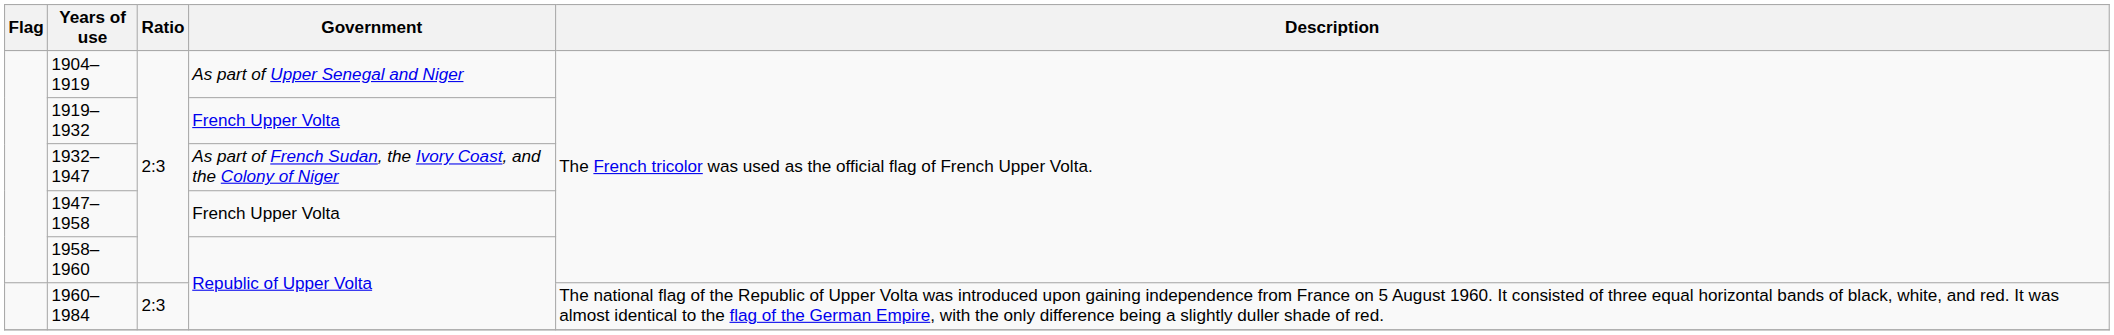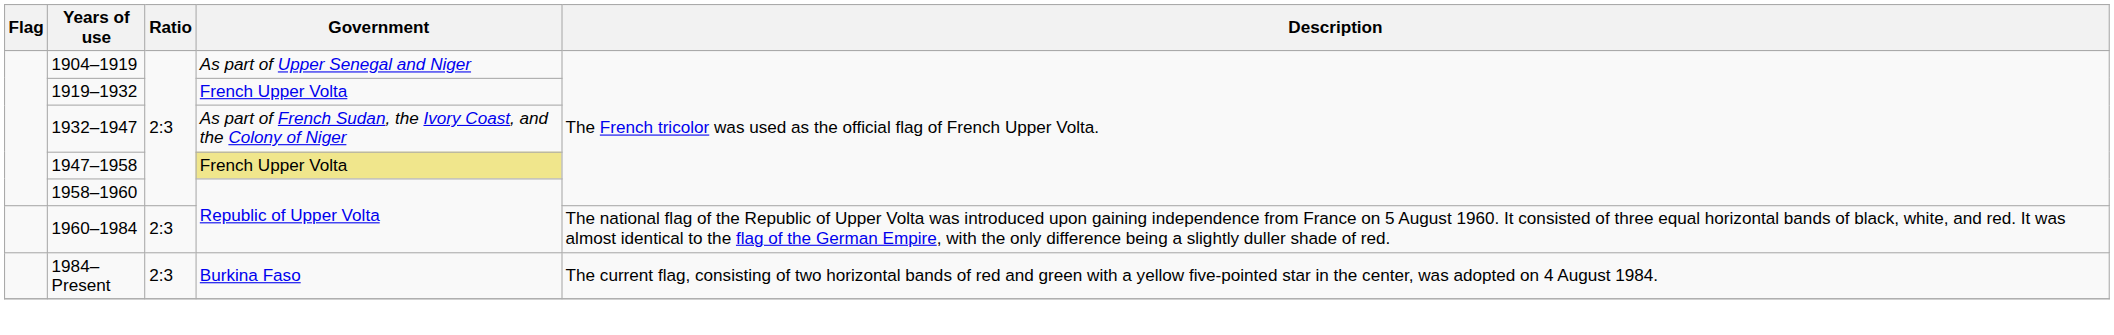(266, 213) no background -> (274, 165) khaki background
+ row: (81, 275)
